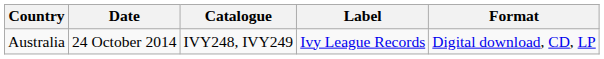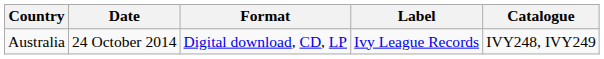columns swapped: (514, 16) <-> (238, 16)
